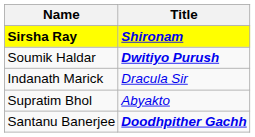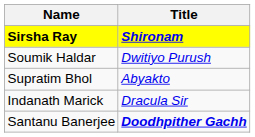(170, 57) bold -> (166, 57) normal
rows swapped: (50, 100) <-> (55, 79)
